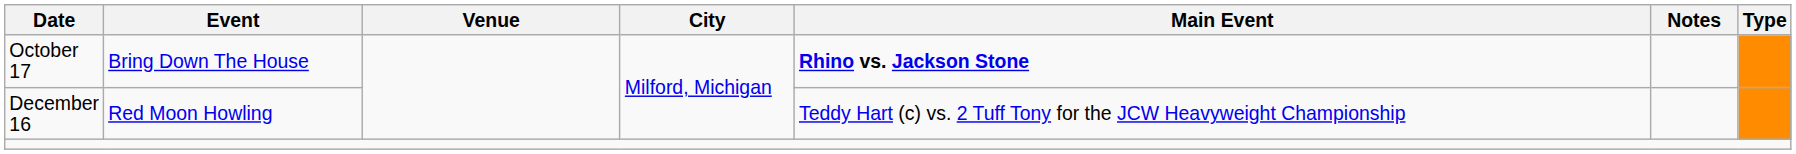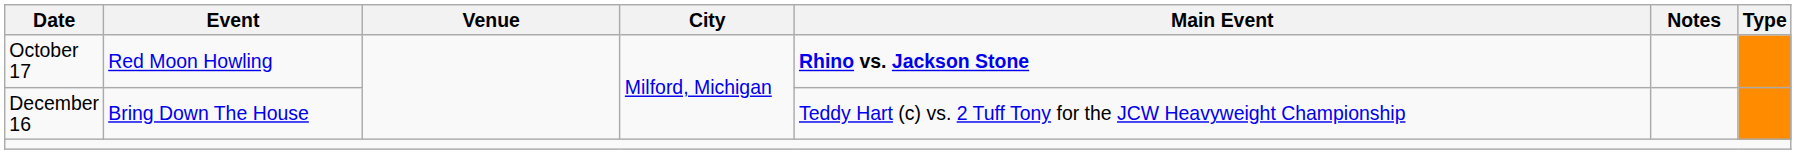(209, 61) Bring Down The House -> (190, 61) Red Moon Howling
(190, 113) Red Moon Howling -> (209, 113) Bring Down The House
